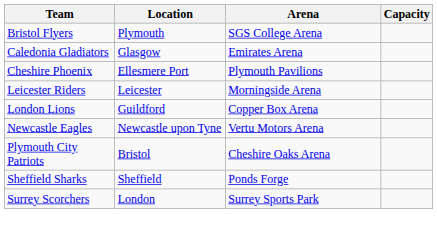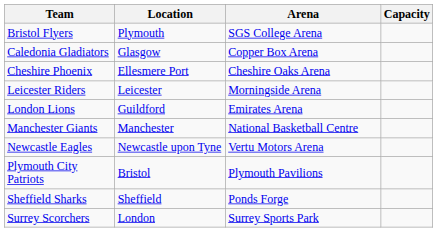(265, 52) Emirates Arena -> (273, 52) Copper Box Arena
(275, 71) Plymouth Pavilions -> (279, 71) Cheshire Oaks Arena
(273, 109) Copper Box Arena -> (265, 109) Emirates Arena
+ row: (52, 128)
(279, 153) Cheshire Oaks Arena -> (275, 173) Plymouth Pavilions
